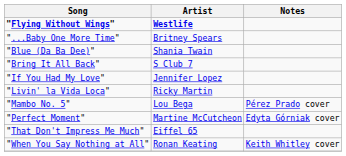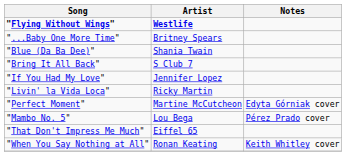rows swapped: (38, 104) <-> (46, 118)
